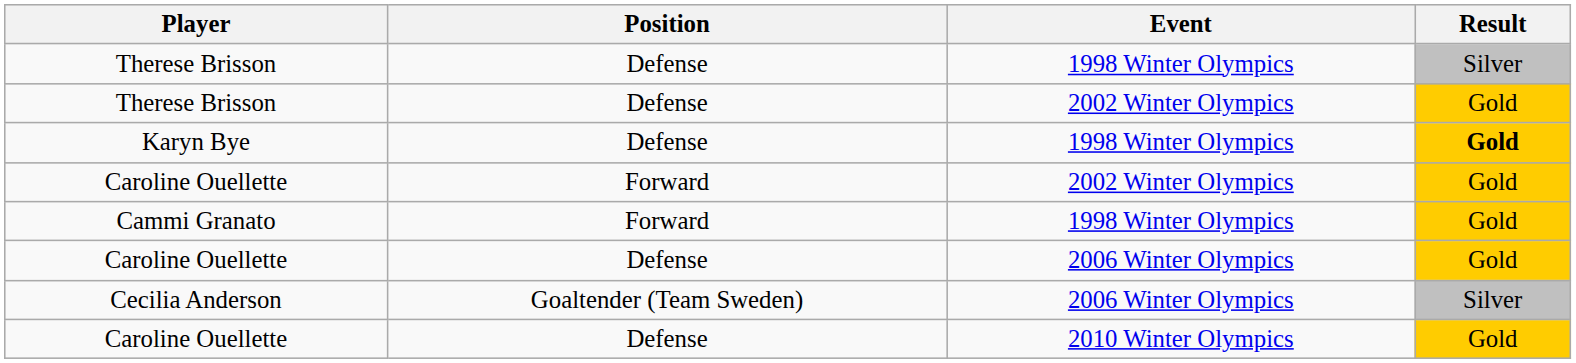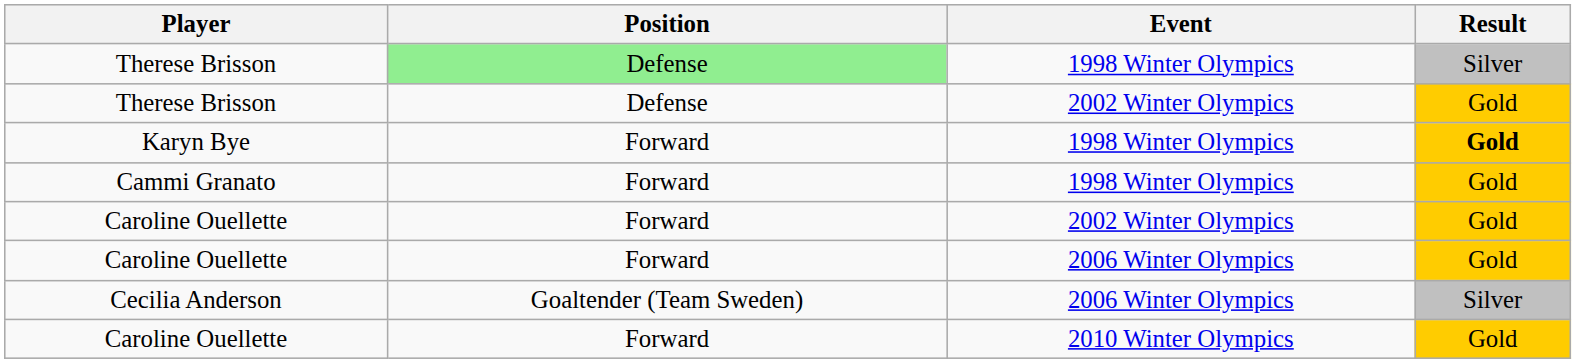(667, 63) no background -> (667, 63) lightgreen background
(667, 142) Defense -> (667, 142) Forward
rows swapped: (196, 220) <-> (196, 181)
(667, 260) Defense -> (667, 260) Forward
(667, 338) Defense -> (667, 338) Forward
